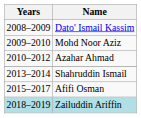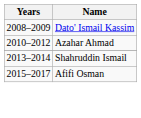- row: (88, 43)
- row: (88, 105)
